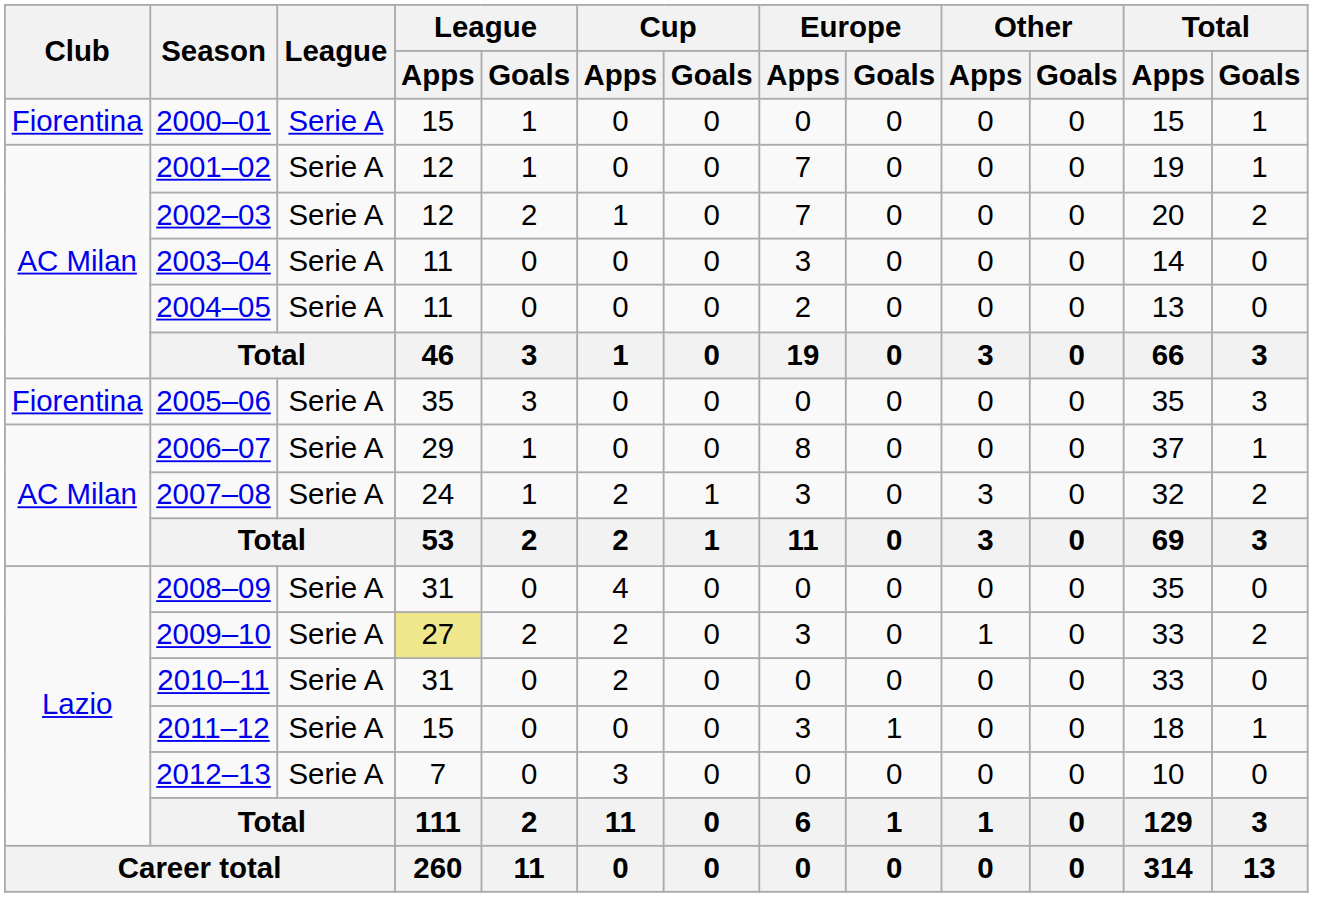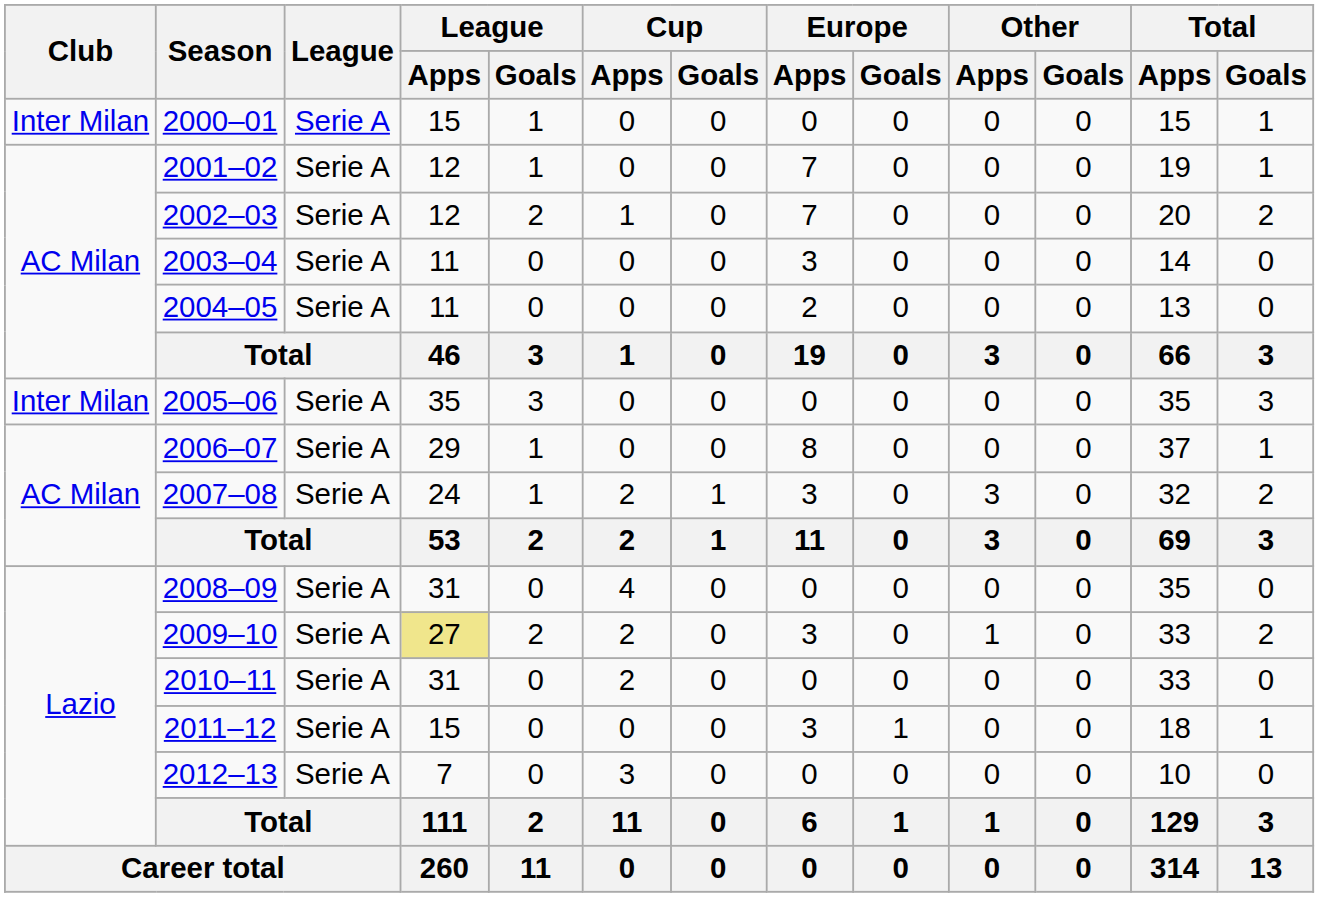(77, 121) Fiorentina -> (80, 121) Inter Milan
(77, 401) Fiorentina -> (80, 401) Inter Milan
